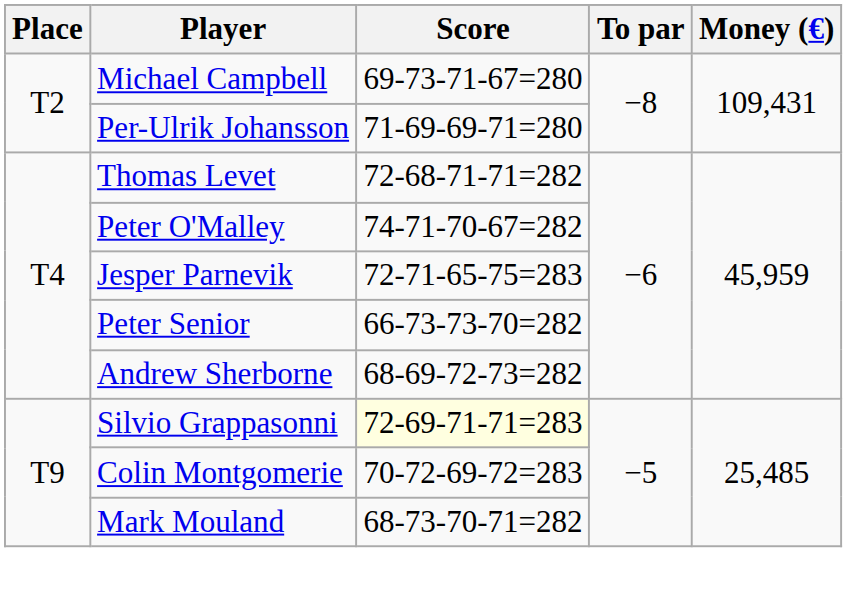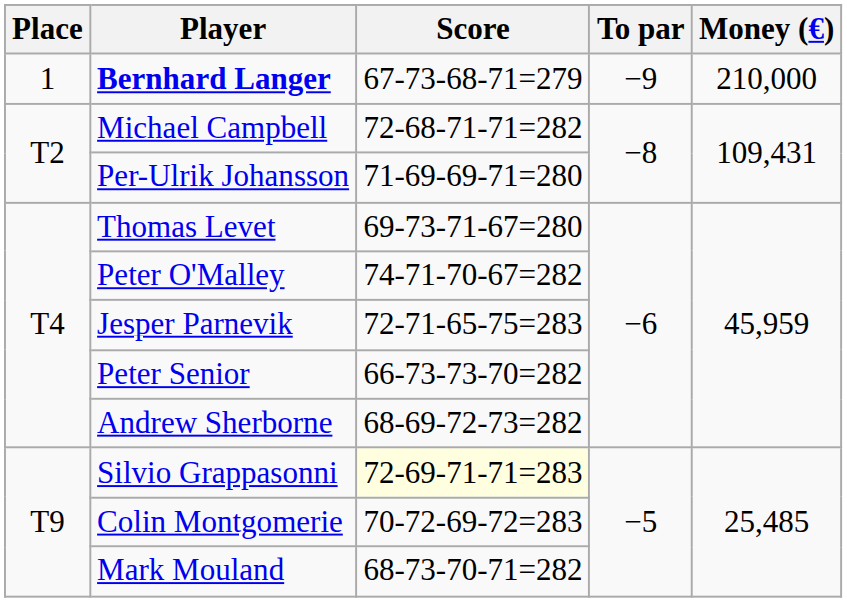+ row: (214, 78)
(473, 78) 69-73-71-67=280 -> (473, 127) 72-68-71-71=282
(473, 176) 72-68-71-71=282 -> (473, 226) 69-73-71-67=280
